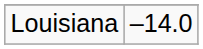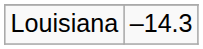(161, 24) –14.0 -> (161, 24) –14.3
